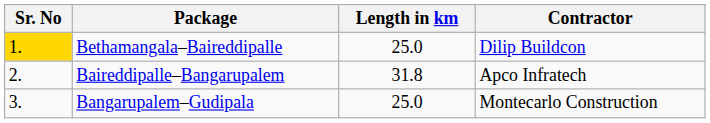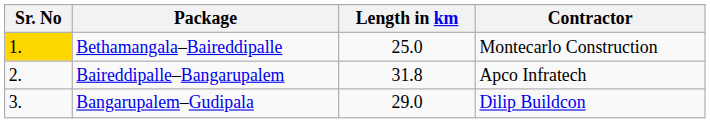(533, 46) Dilip Buildcon -> (569, 46) Montecarlo Construction
(407, 103) 25.0 -> (407, 103) 29.0
(569, 103) Montecarlo Construction -> (533, 103) Dilip Buildcon
